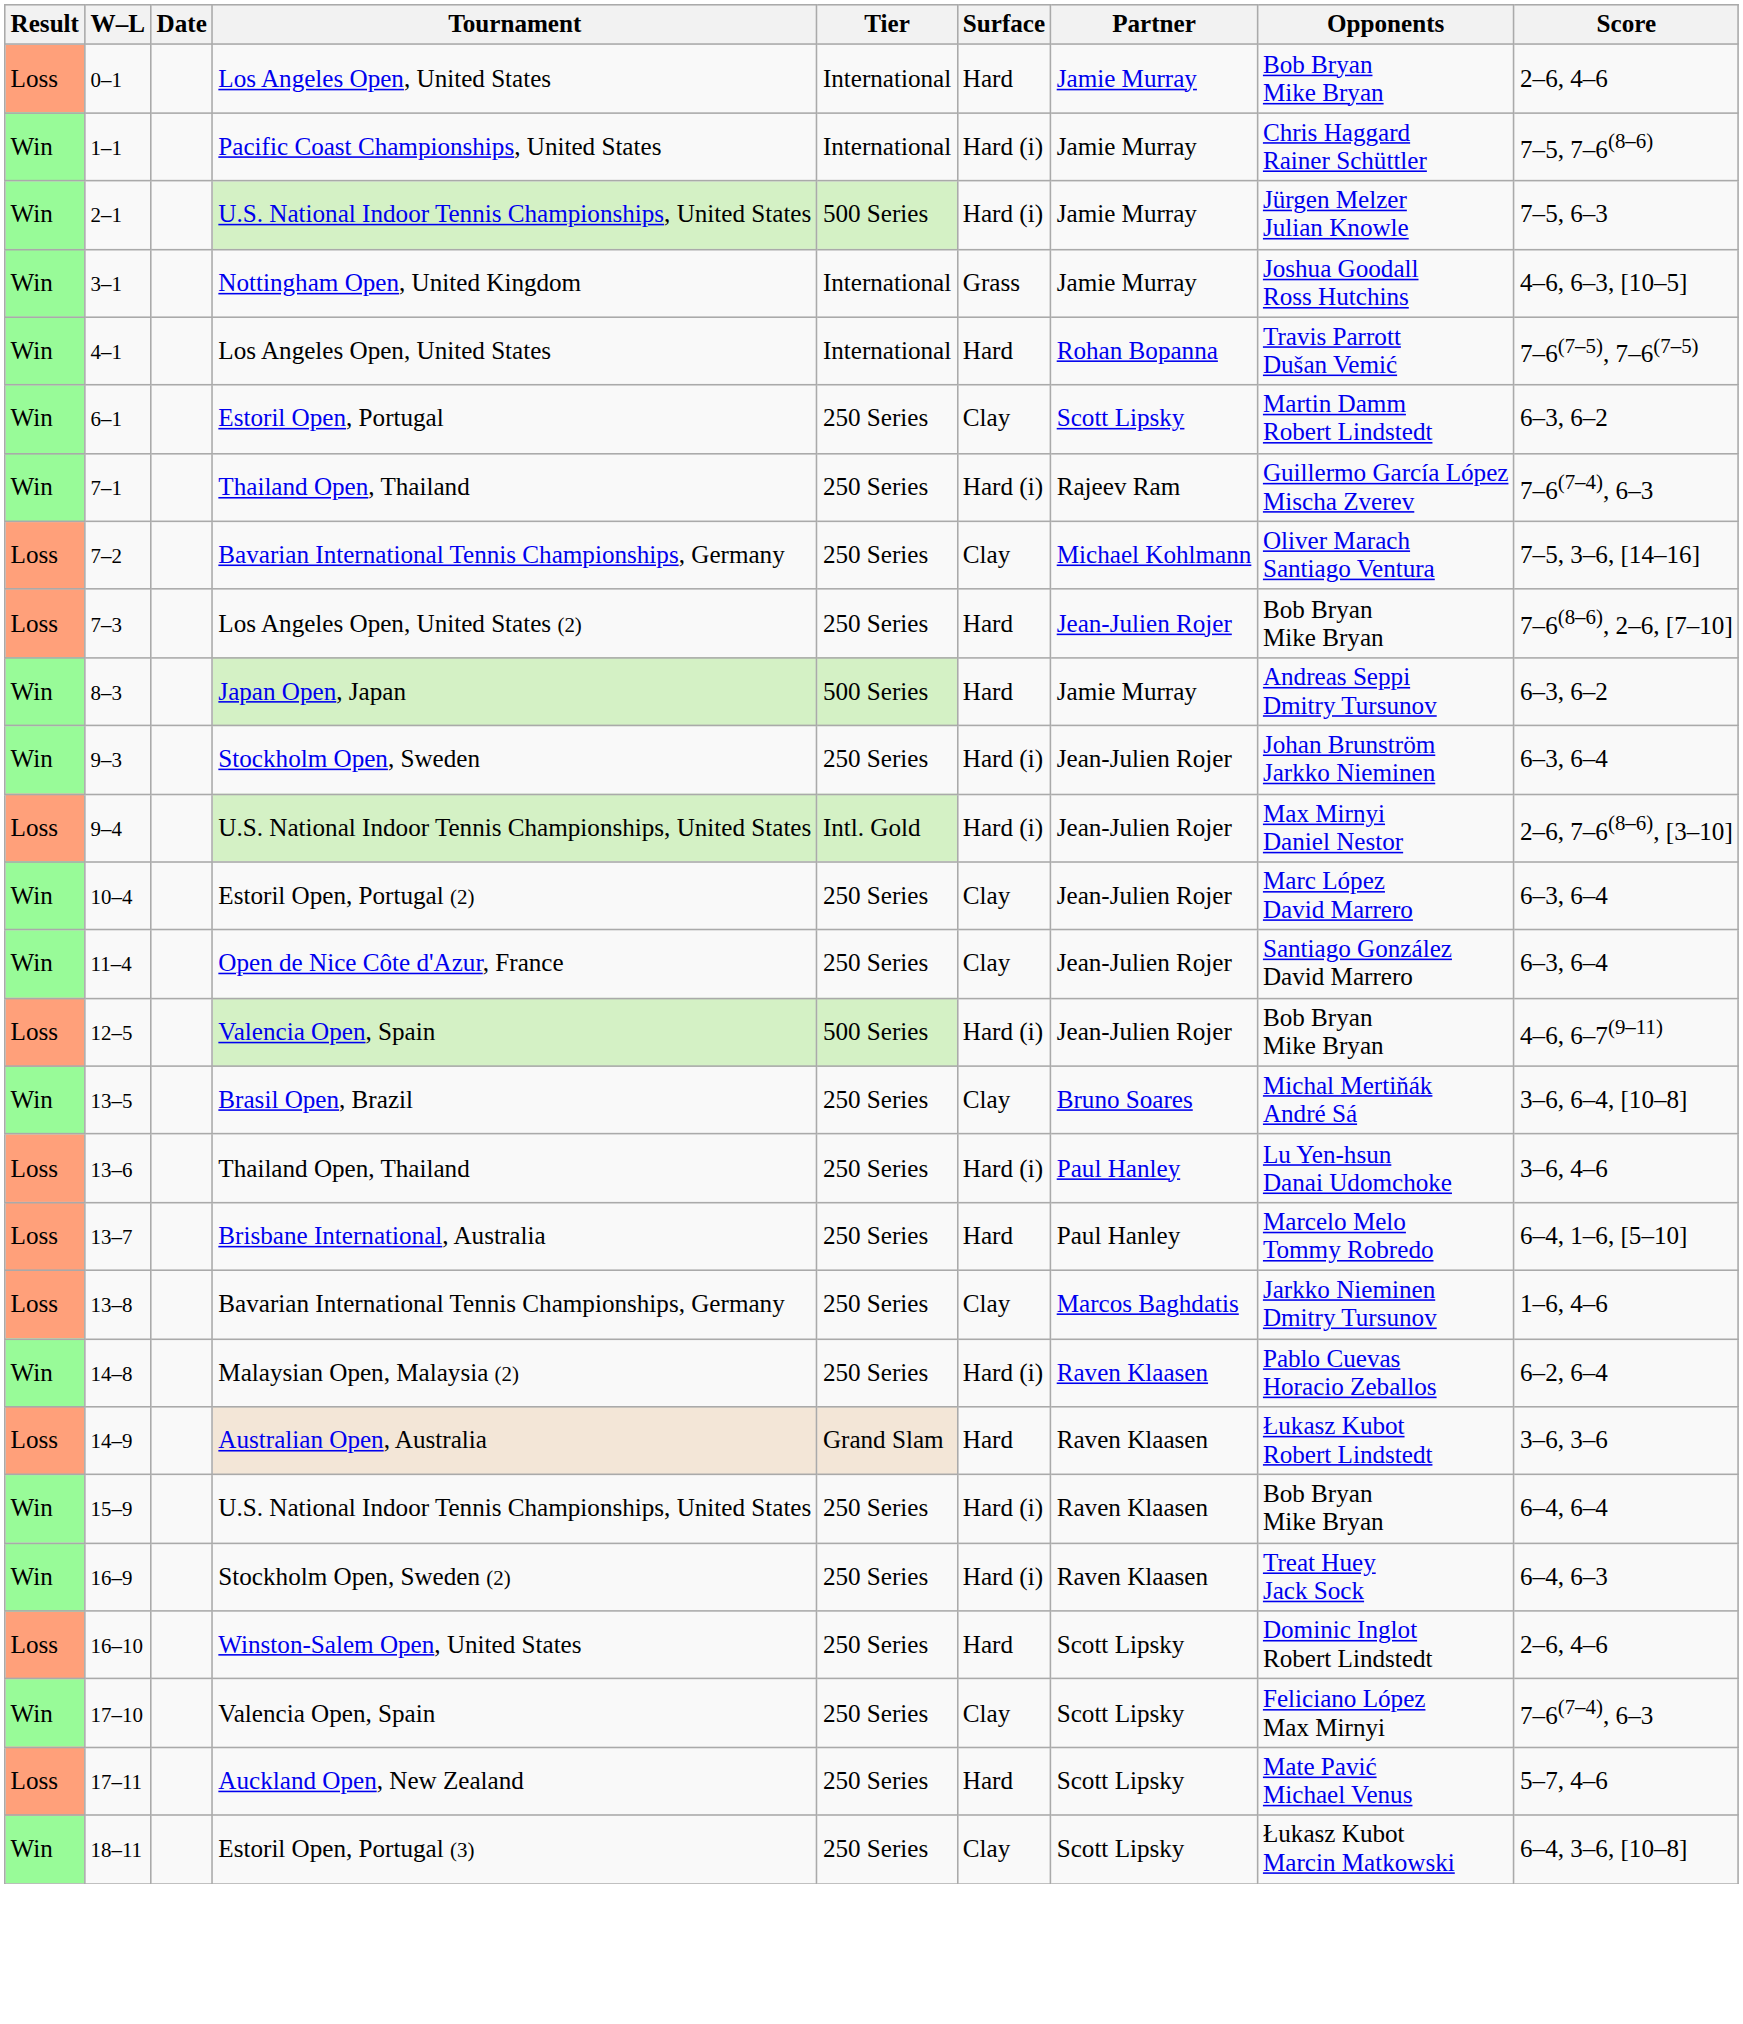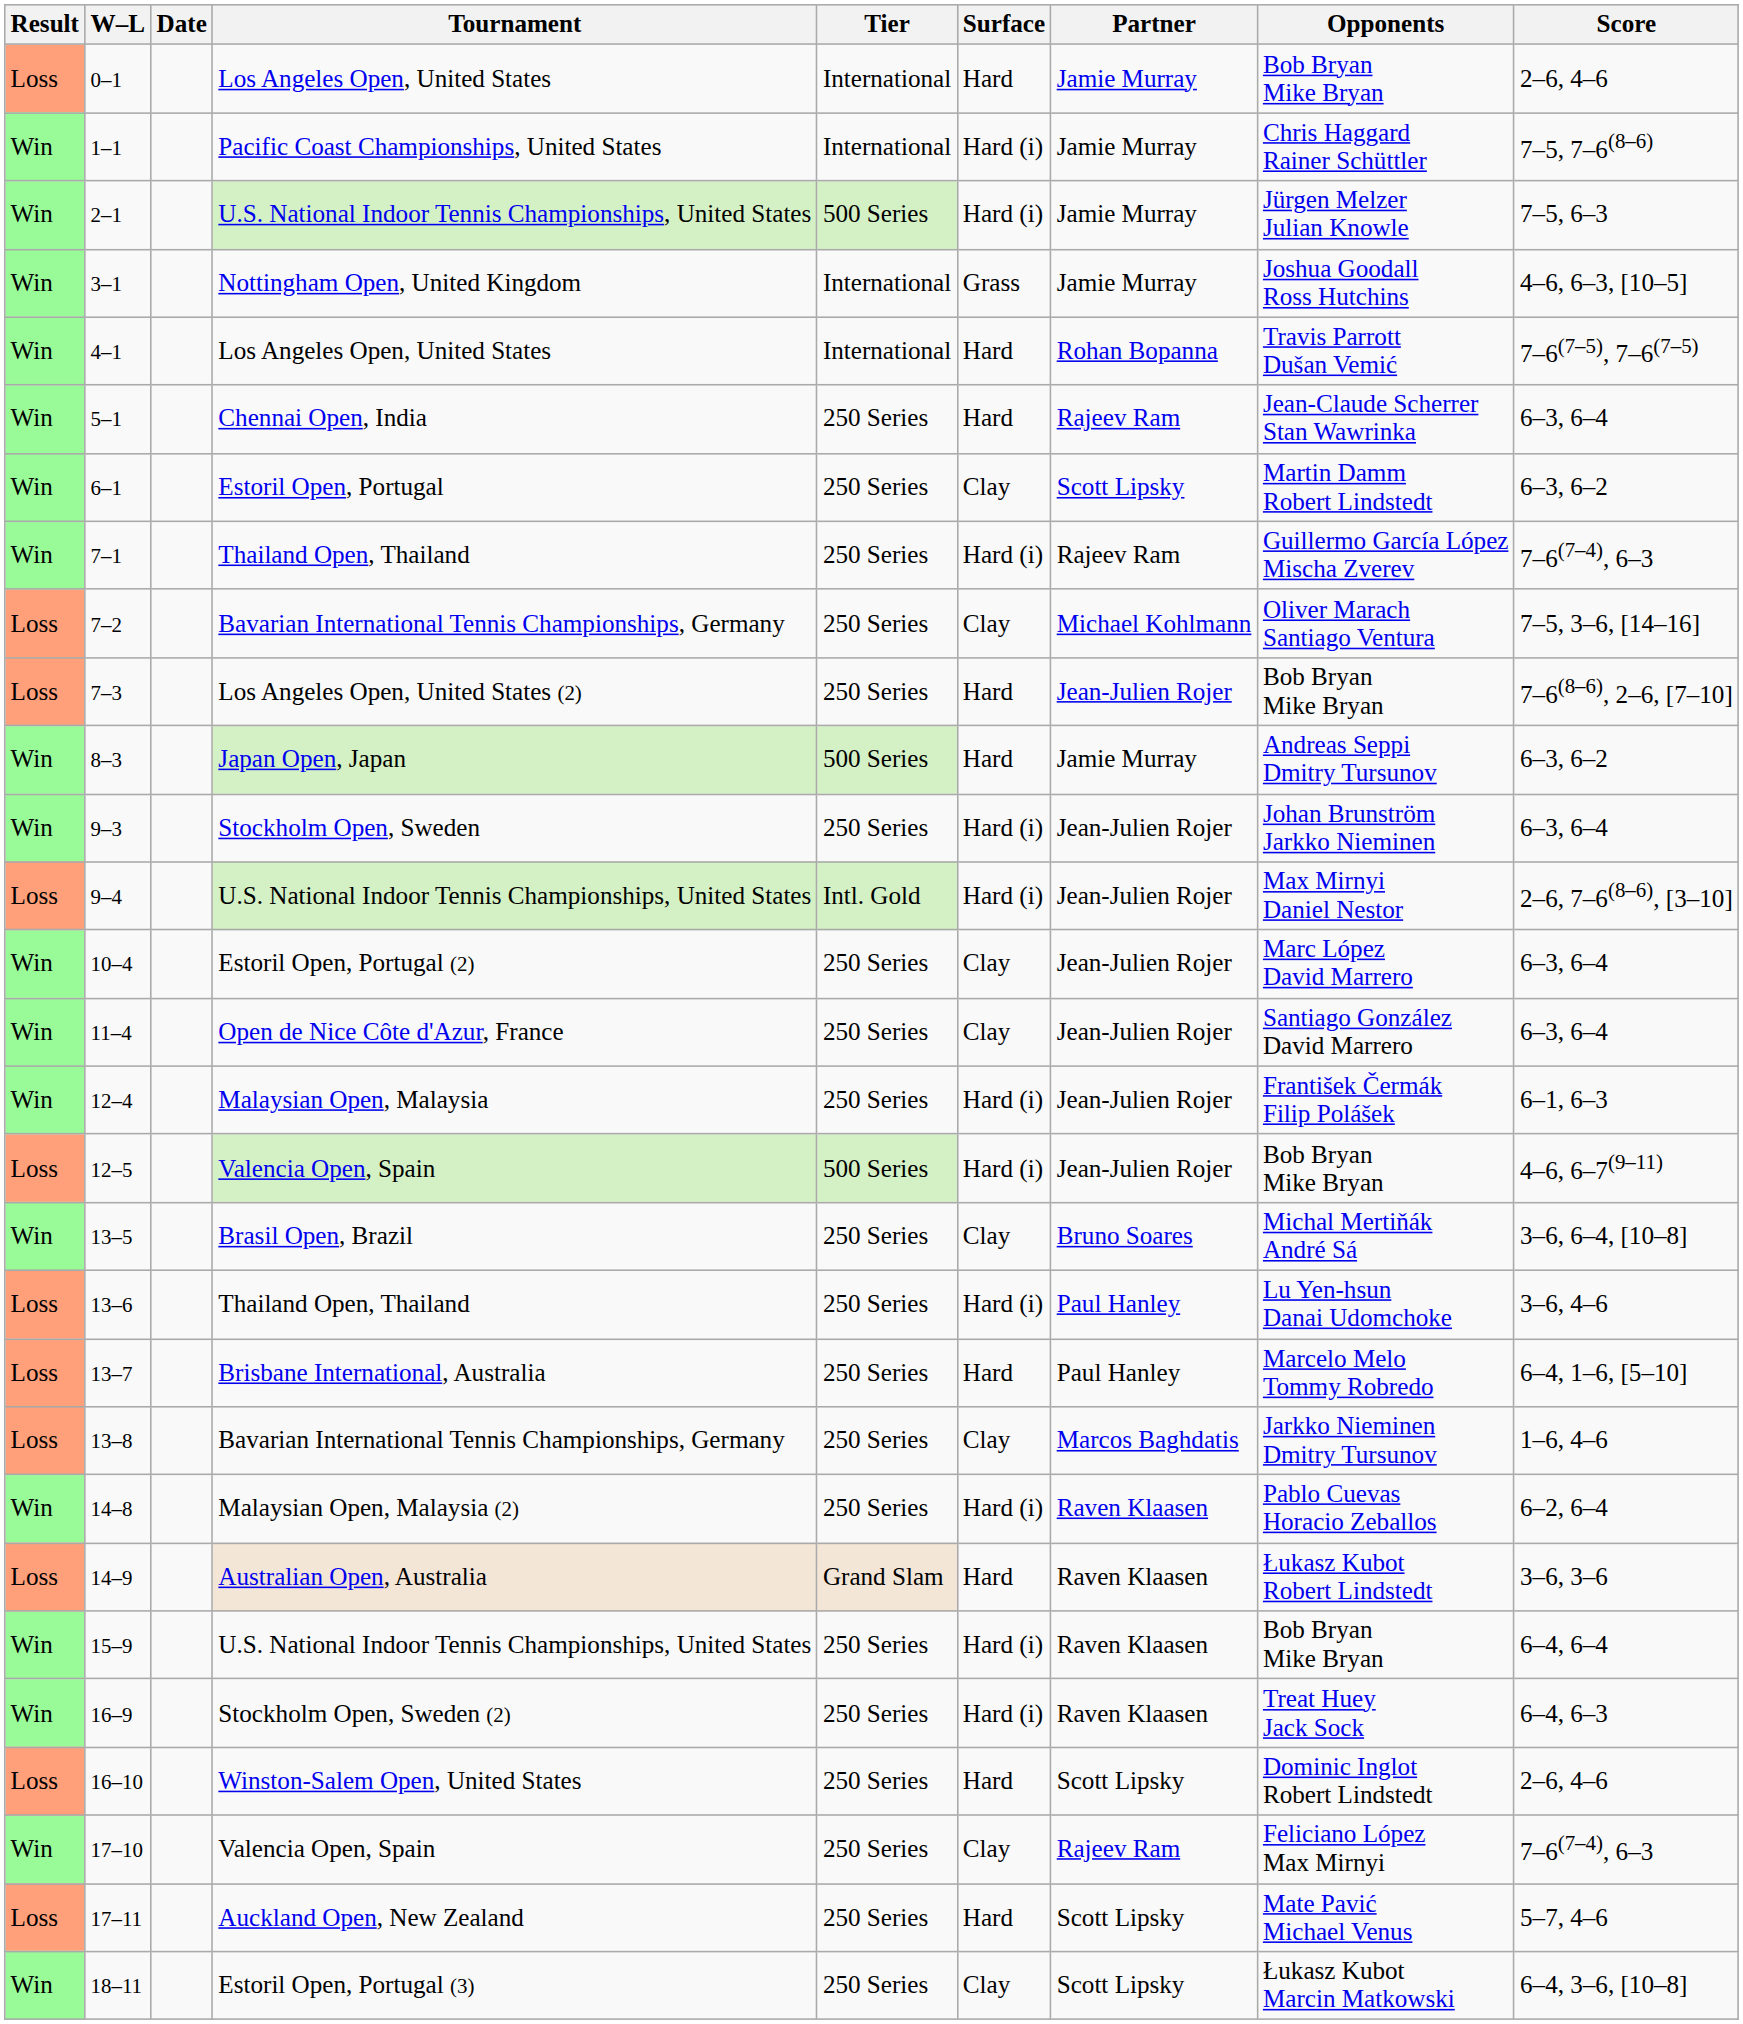+ row: (106, 420)
+ row: (111, 1101)
(1121, 1712) Scott Lipsky -> (1118, 1848) Rajeev Ram
